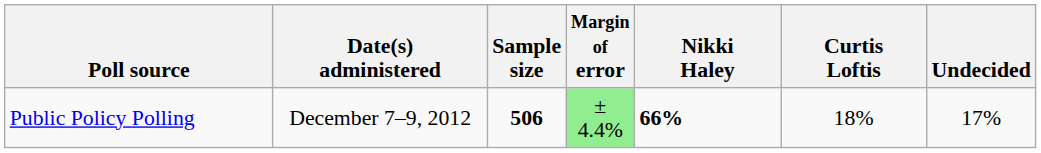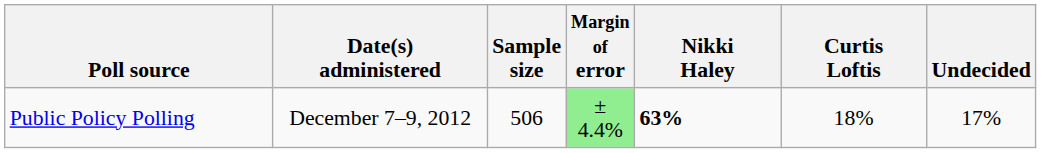(527, 117) bold -> (527, 117) normal
(661, 117) 66% -> (661, 117) 63%
